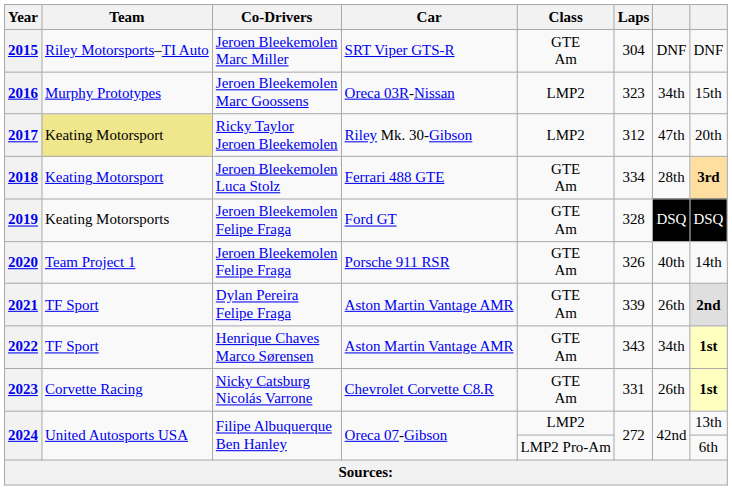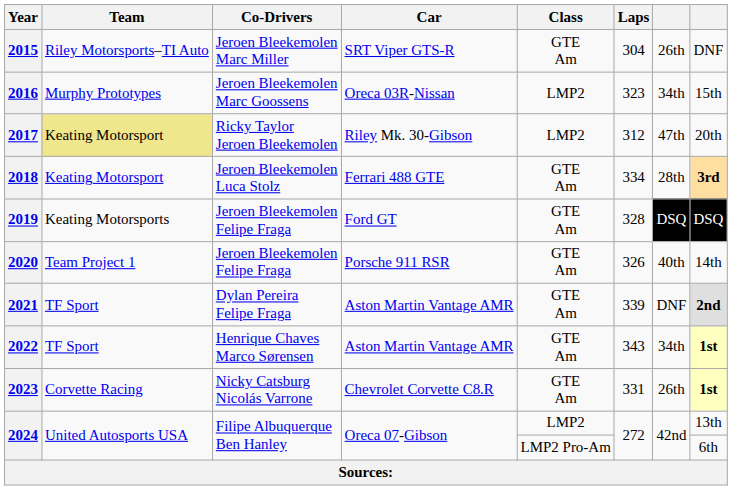(671, 50) DNF -> (671, 50) 26th
(671, 305) 26th -> (671, 305) DNF
